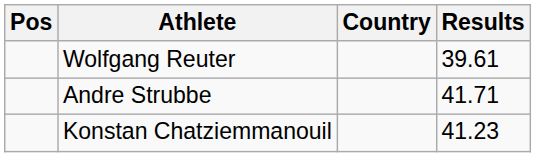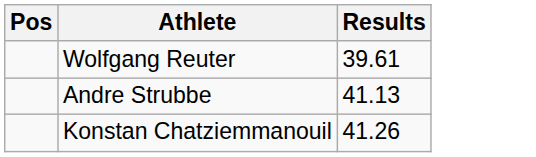- column: (387, 22)
(470, 95) 41.71 -> (371, 95) 41.13
(470, 132) 41.23 -> (371, 132) 41.26
